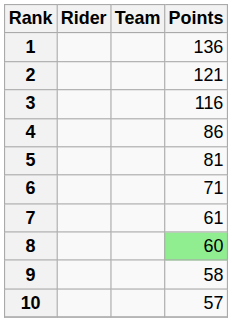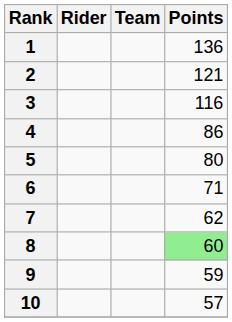(213, 160) 81 -> (213, 160) 80
(213, 217) 61 -> (213, 217) 62
(213, 274) 58 -> (213, 274) 59
